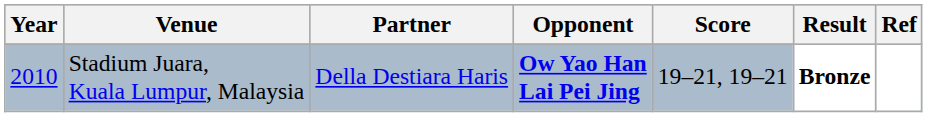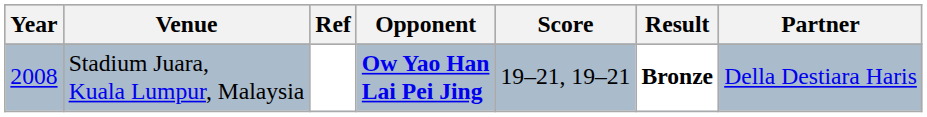columns swapped: (412, 24) <-> (899, 24)
(34, 77) 2010 -> (34, 77) 2008
